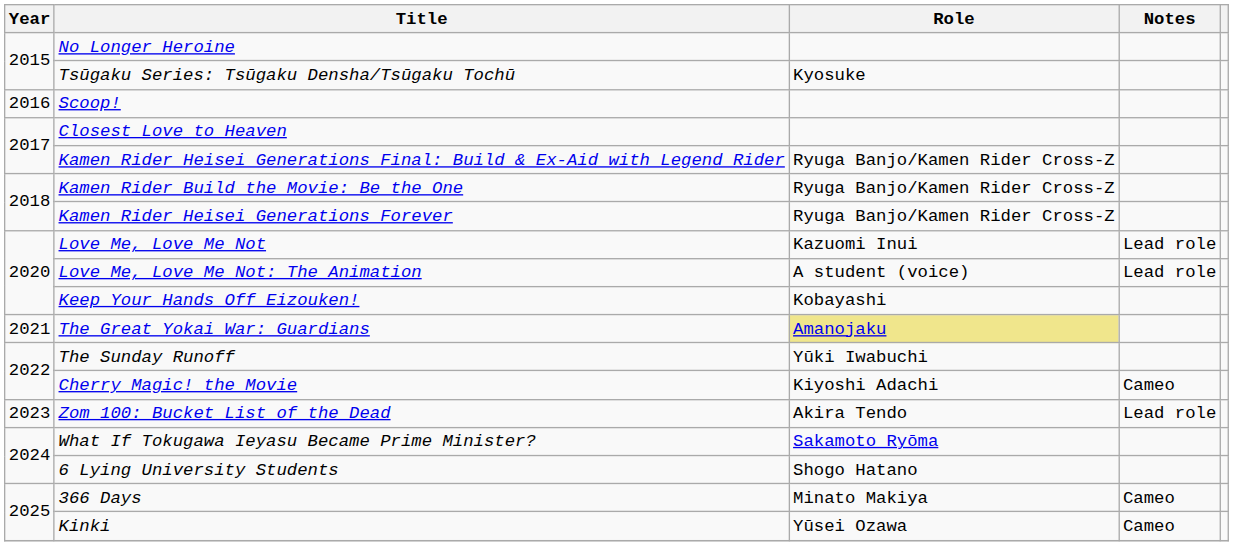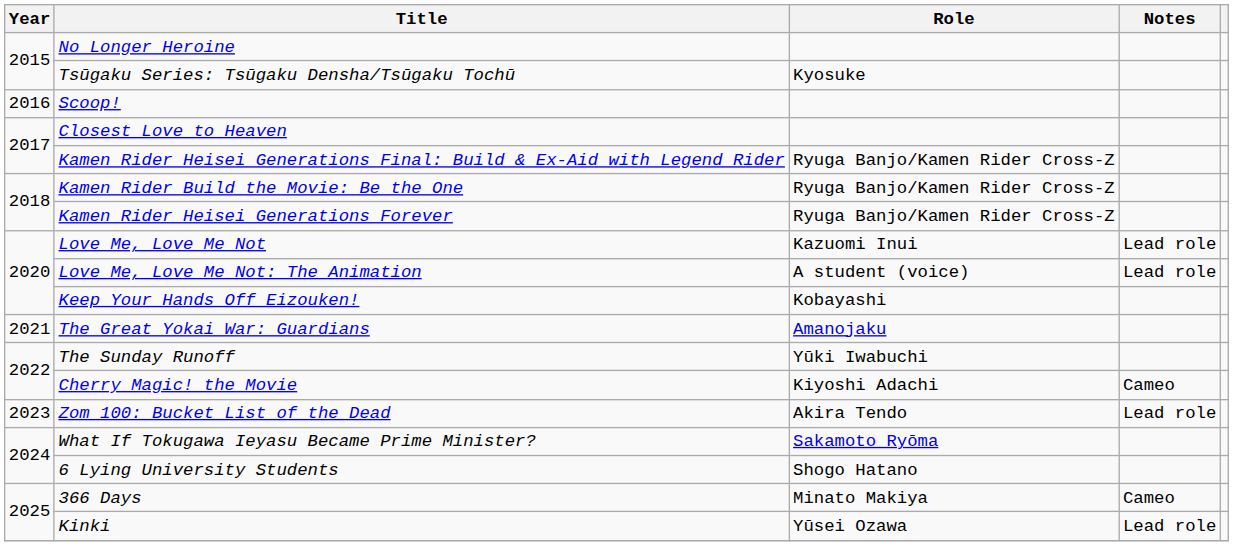(840, 329) khaki background -> (840, 329) no background
(1149, 526) Cameo -> (1170, 526) Lead role
